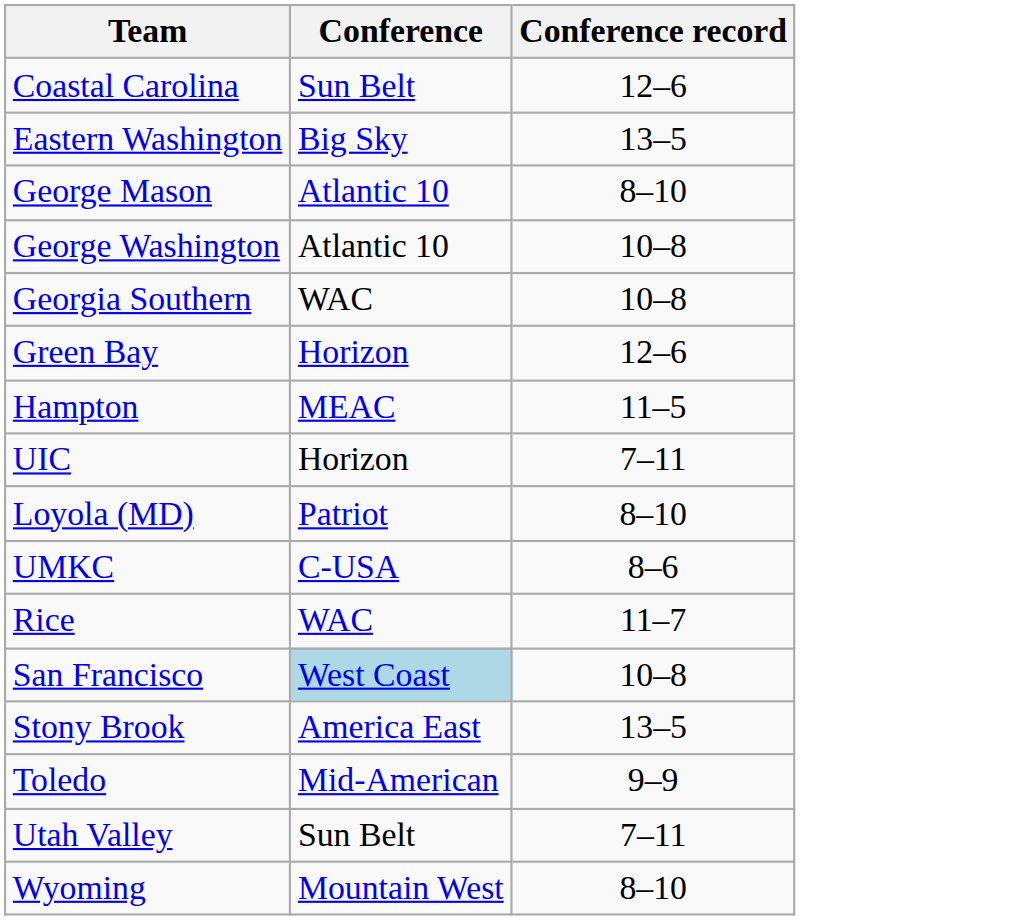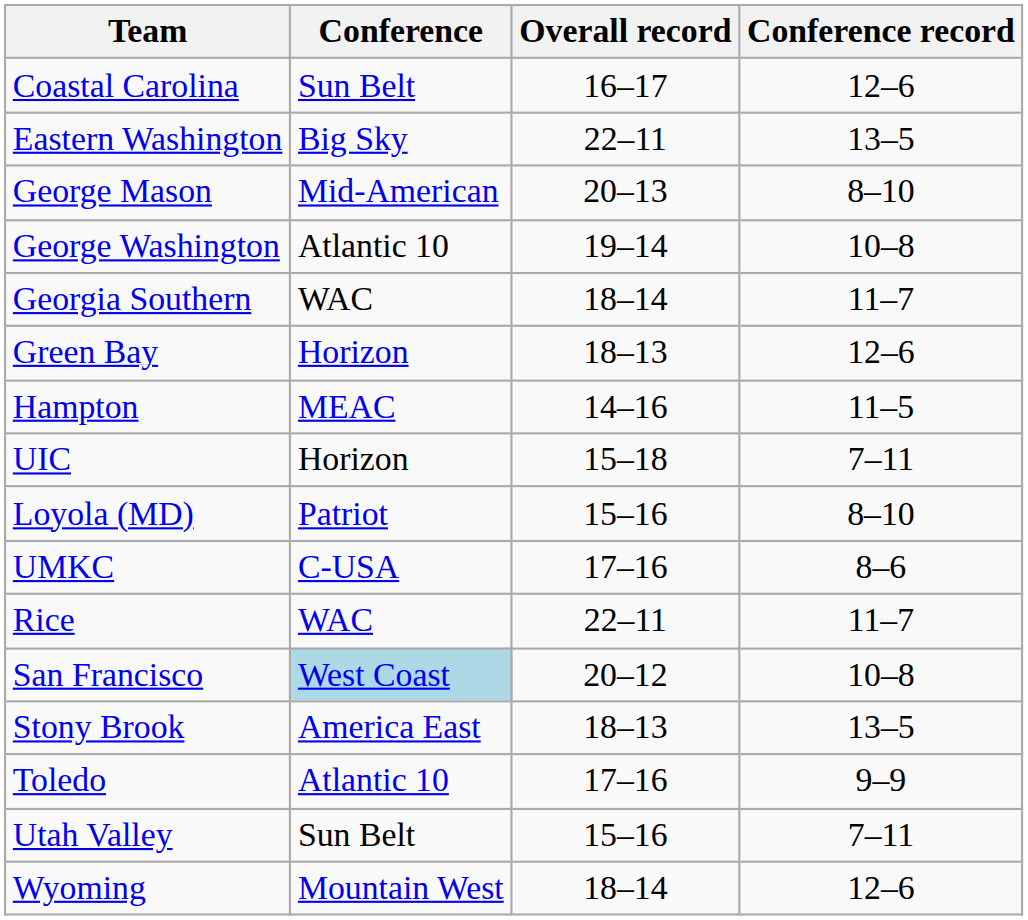+ column: (625, 31)
(373, 191) Atlantic 10 -> (398, 191) Mid-American
(653, 298) 10–8 -> (881, 298) 11–7
(398, 780) Mid-American -> (373, 780) Atlantic 10
(653, 887) 8–10 -> (881, 887) 12–6
